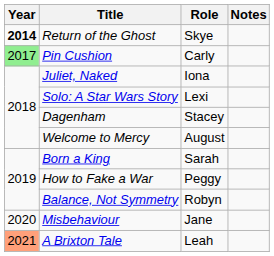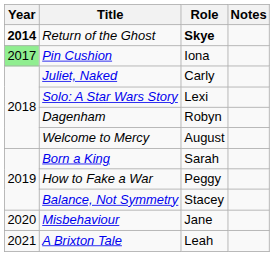(199, 35) normal -> (199, 35) bold
(199, 55) Carly -> (197, 55) Iona
(197, 76) Iona -> (199, 76) Carly
(204, 117) Stacey -> (203, 117) Robyn
(203, 199) Robyn -> (204, 199) Stacey
(22, 240) lightsalmon background -> (22, 240) no background
